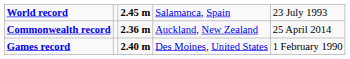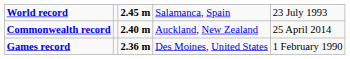(135, 29) 2.36 m -> (135, 29) 2.40 m
(135, 46) 2.40 m -> (135, 46) 2.36 m
